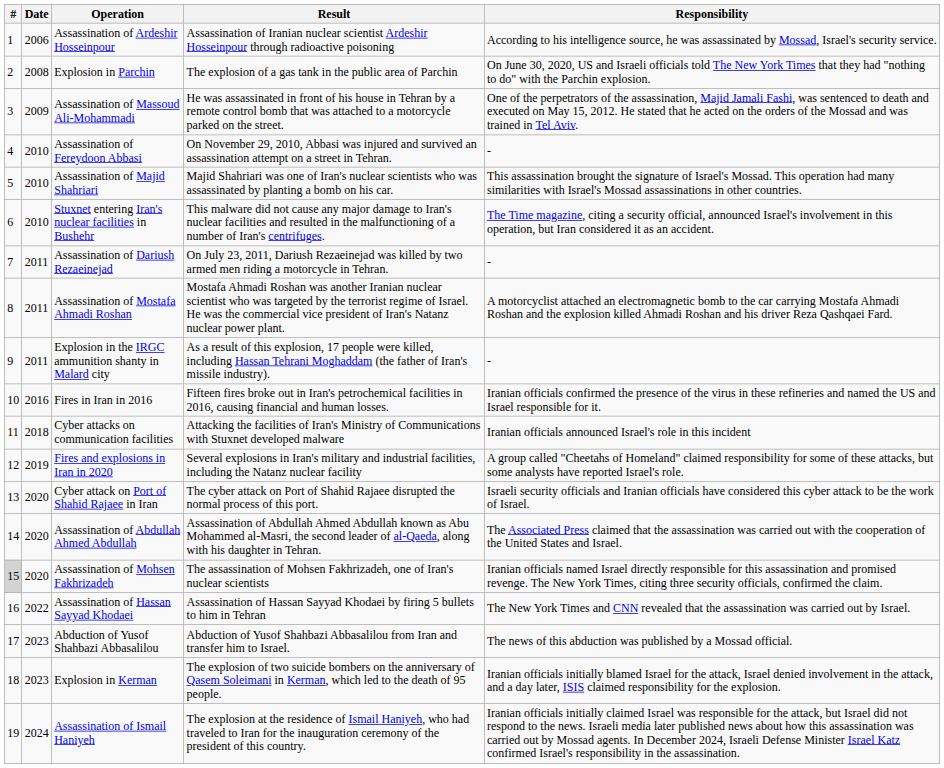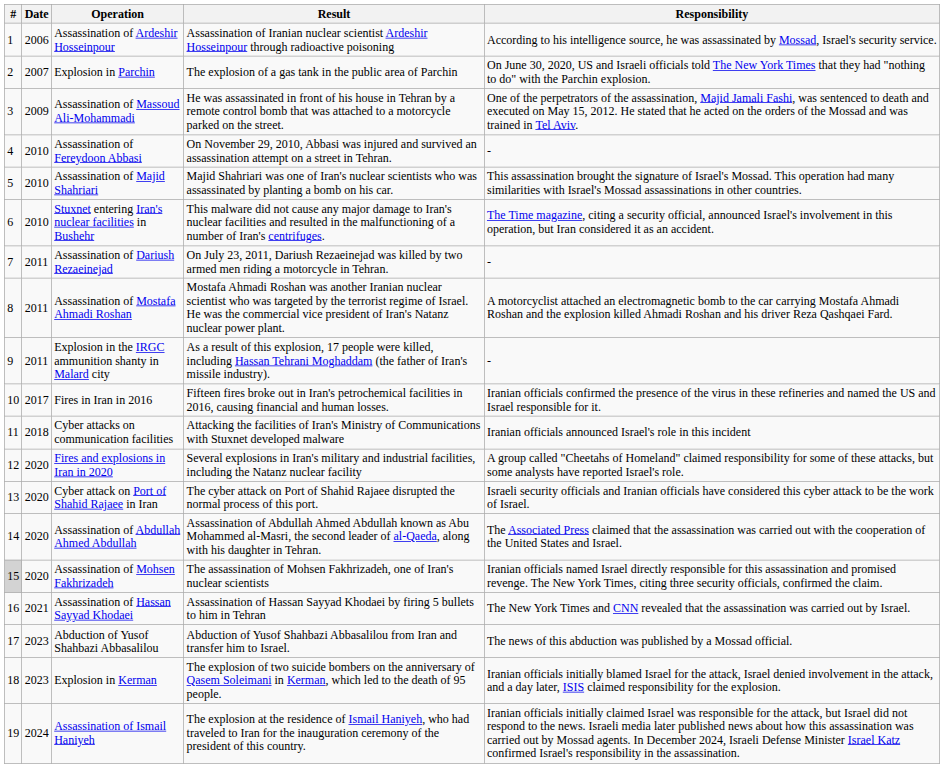(37, 72) 2008 -> (37, 72) 2007
(37, 400) 2016 -> (37, 400) 2017
(37, 465) 2019 -> (37, 465) 2020
(37, 608) 2022 -> (37, 608) 2021
